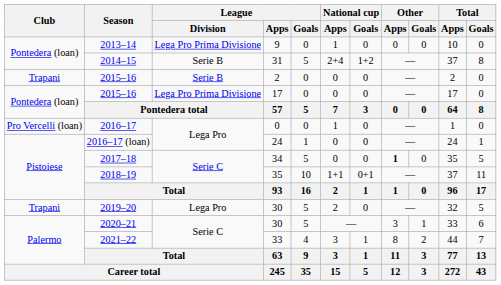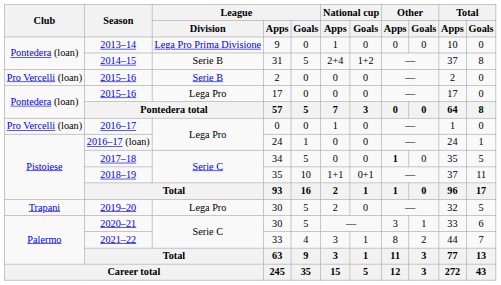(44, 77) Trapani -> (44, 77) Pro Vercelli (loan)
(208, 93) Lega Pro Prima Divisione -> (208, 93) Lega Pro
